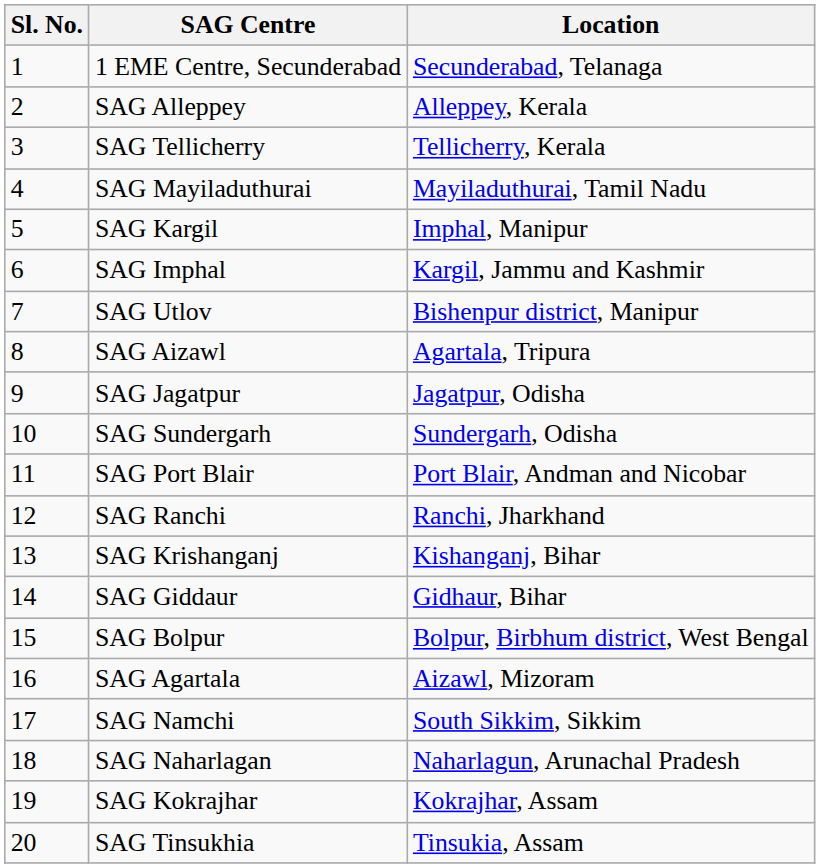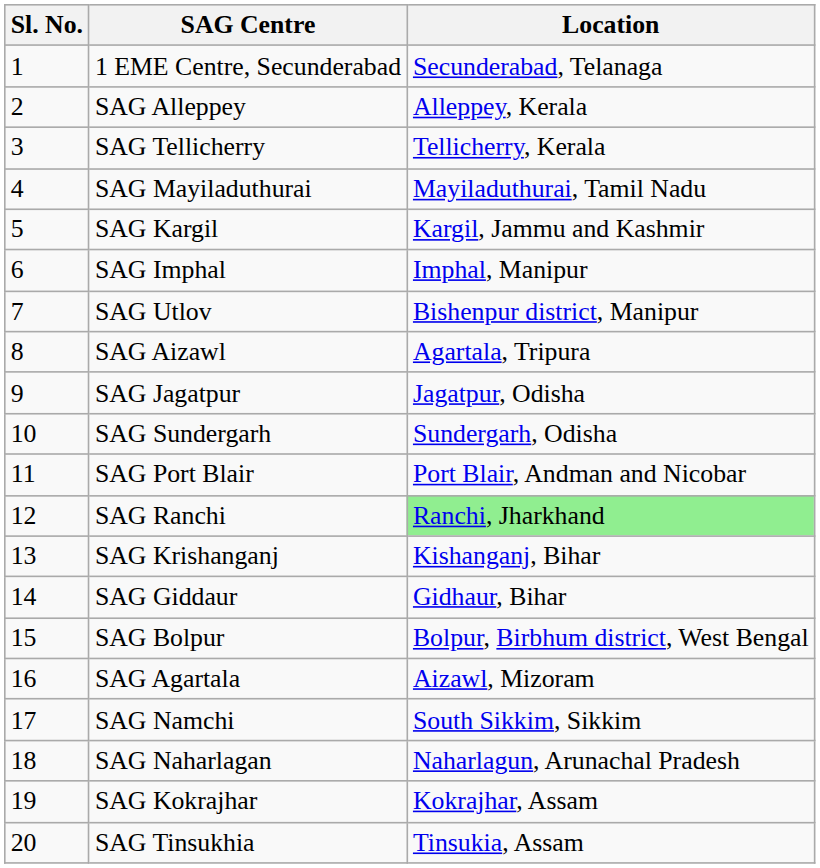(500, 229) Imphal, Manipur -> (559, 229) Kargil, Jammu and Kashmir
(559, 270) Kargil, Jammu and Kashmir -> (500, 270) Imphal, Manipur
(509, 515) no background -> (509, 515) lightgreen background
